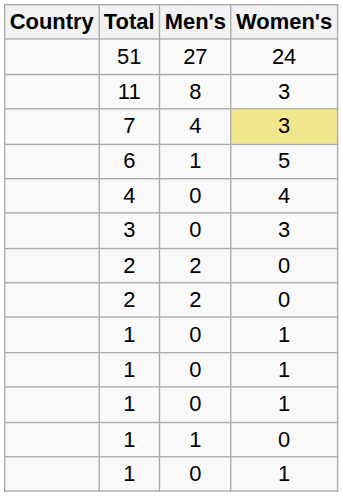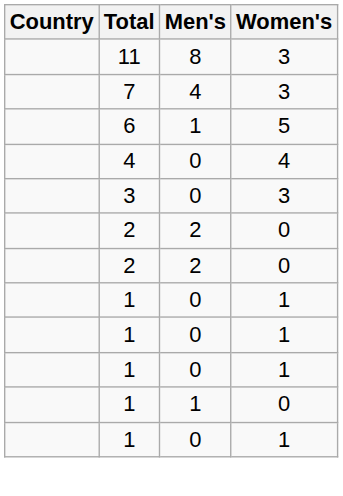- row: (129, 56)
(284, 126) khaki background -> (284, 91) no background
